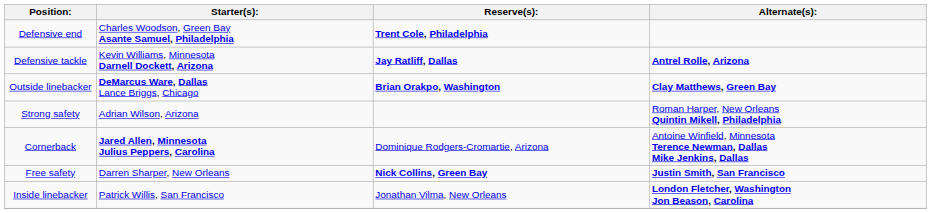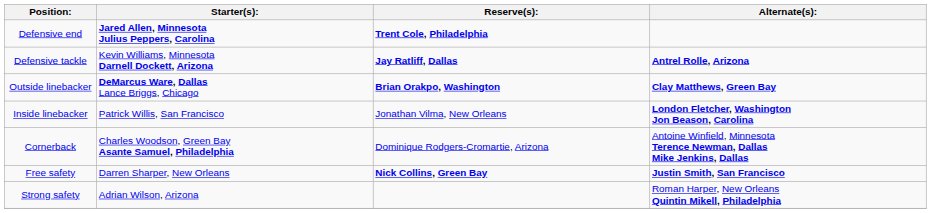(166, 33) Charles Woodson, Green Bay Asante Samuel, Philadelphia -> (157, 33) Jared Allen, Minnesota Julius Peppers, Carolina
rows swapped: (50, 195) <-> (50, 114)
(157, 146) Jared Allen, Minnesota Julius Peppers, Carolina -> (166, 146) Charles Woodson, Green Bay Asante Samuel, Philadelphia
